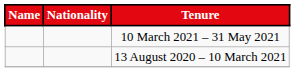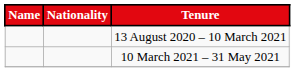rows swapped: (200, 56) <-> (200, 36)
